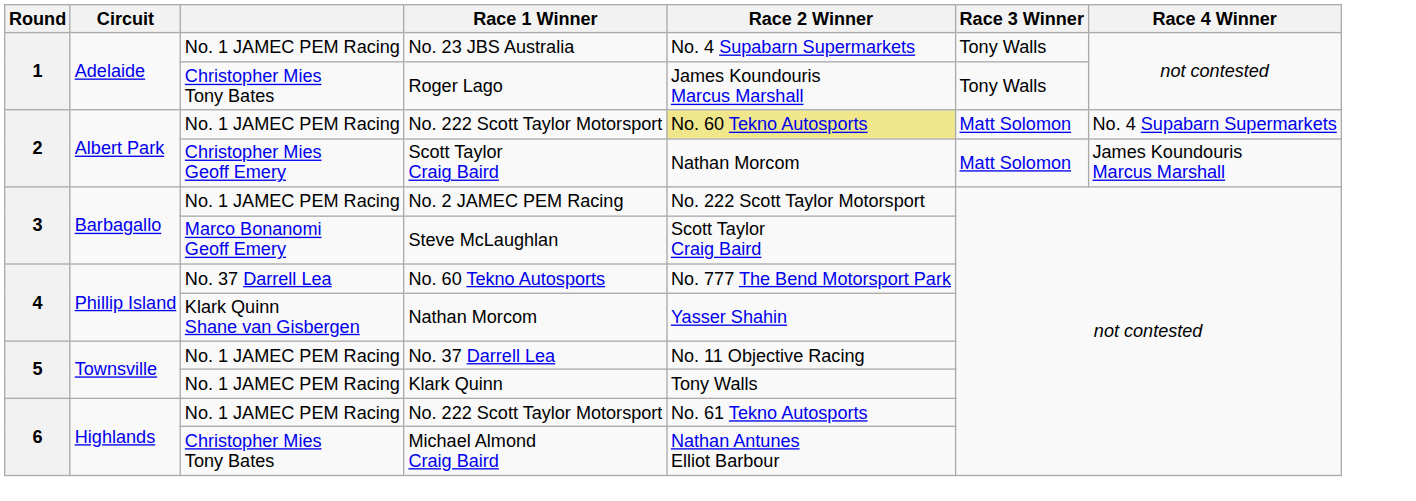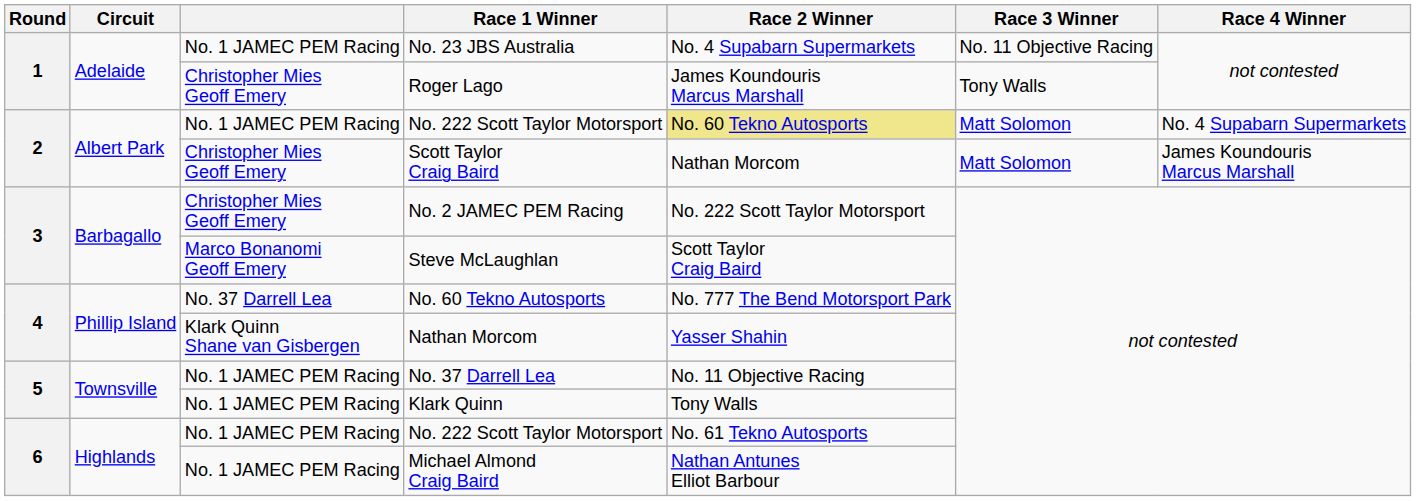(1003, 47) Tony Walls -> (1056, 47) No. 11 Objective Racing
(253, 86) Christopher Mies Tony Bates -> (253, 86) Christopher Mies Geoff Emery
(292, 201) No. 1 JAMEC PEM Racing -> (253, 211) Christopher Mies Geoff Emery
(253, 450) Christopher Mies Tony Bates -> (292, 470) No. 1 JAMEC PEM Racing
